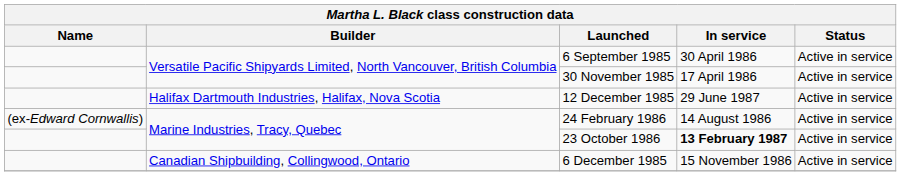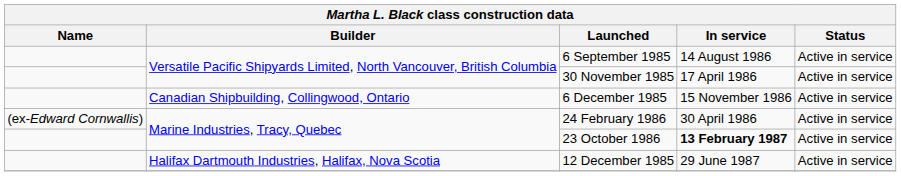(718, 56) 30 April 1986 -> (726, 56) 14 August 1986
rows swapped: (615, 160) <-> (618, 98)
(726, 118) 14 August 1986 -> (718, 118) 30 April 1986
